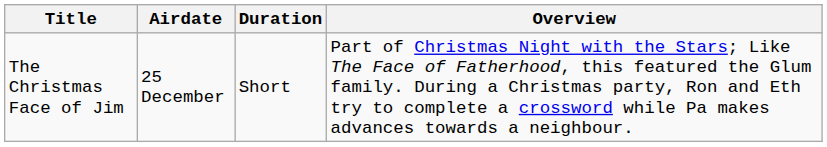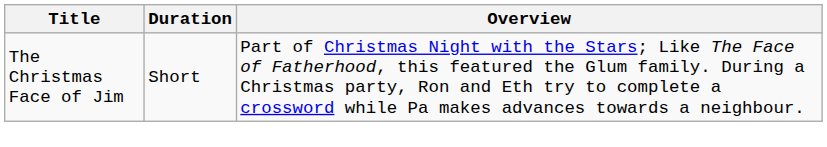- column: (186, 19)
